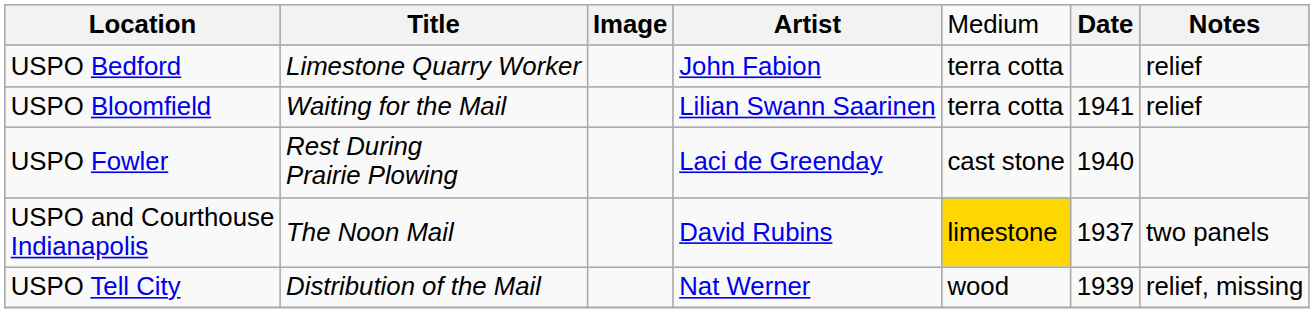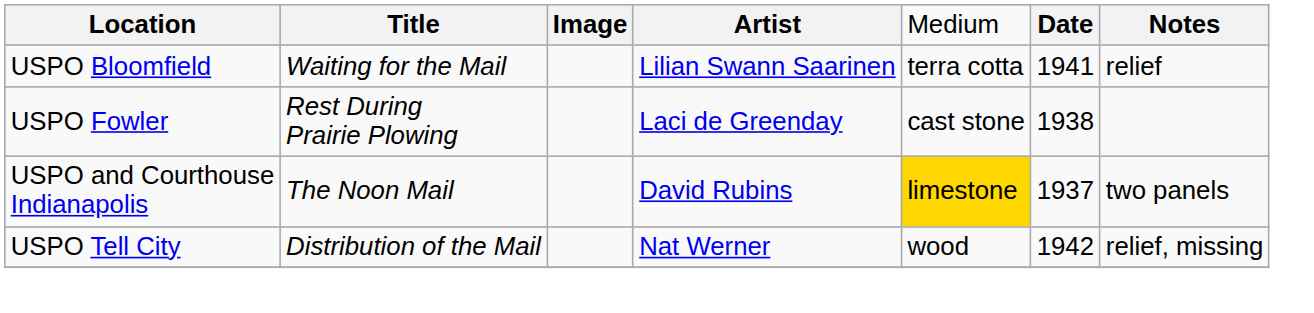- row: (96, 65)
(1105, 161) 1940 -> (1065, 121) 1938
(1105, 287) 1939 -> (1065, 246) 1942
